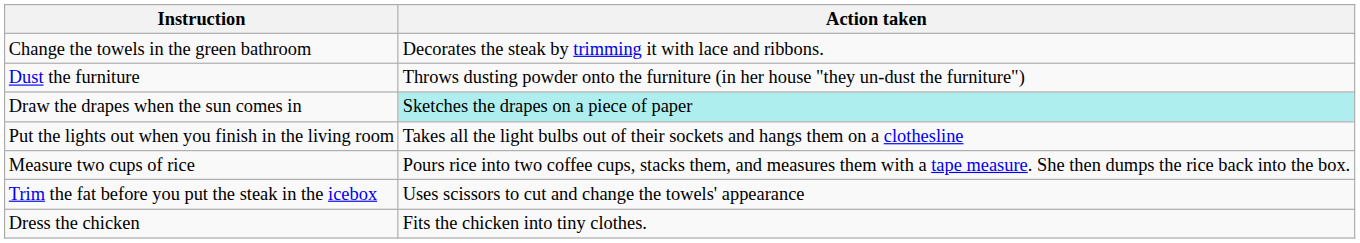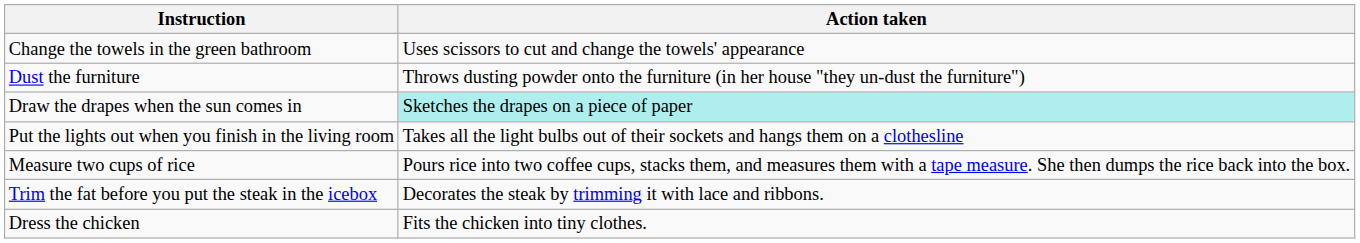(613, 48) Decorates the steak by trimming it with lace and ribbons. -> (604, 48) Uses scissors to cut and change the towels' appearance
(604, 194) Uses scissors to cut and change the towels' appearance -> (613, 194) Decorates the steak by trimming it with lace and ribbons.
